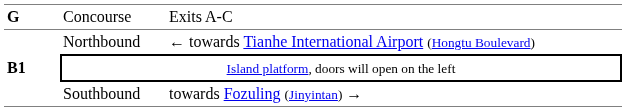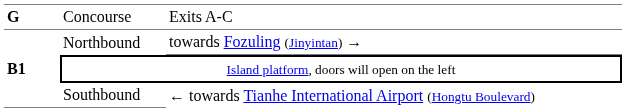(352, 42) ← towards Tianhe International Airport (Hongtu Boulevard) -> (266, 42) towards Fozuling (Jinyintan) →
(266, 94) towards Fozuling (Jinyintan) → -> (352, 95) ← towards Tianhe International Airport (Hongtu Boulevard)
